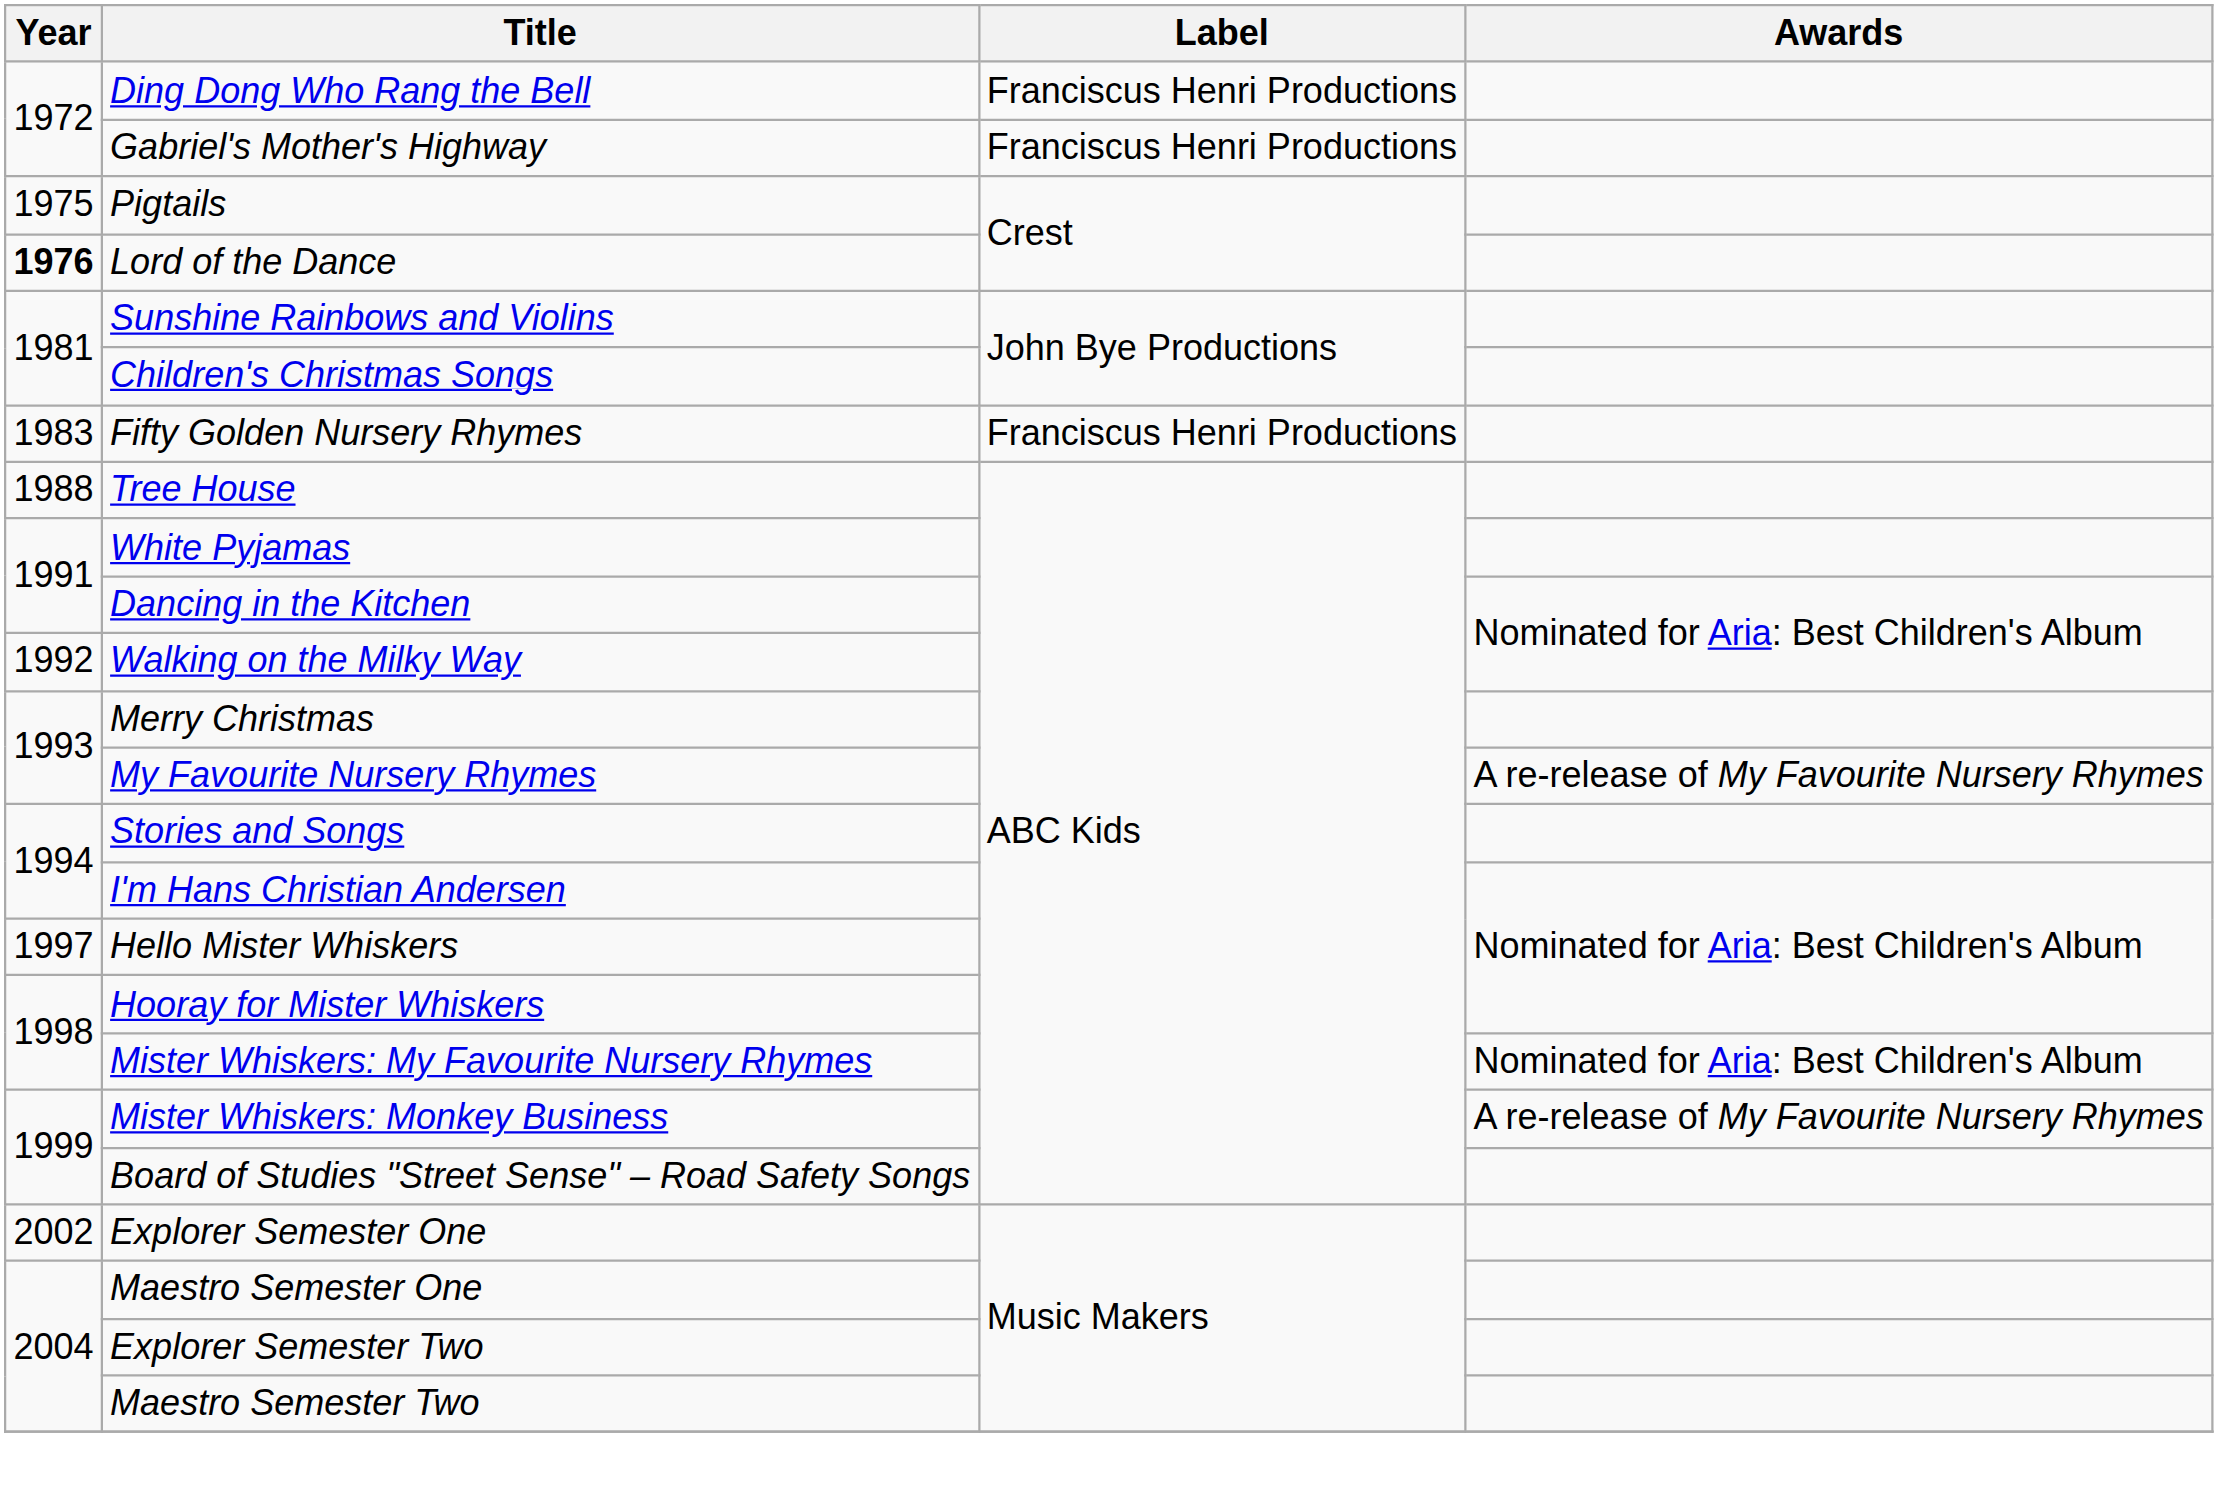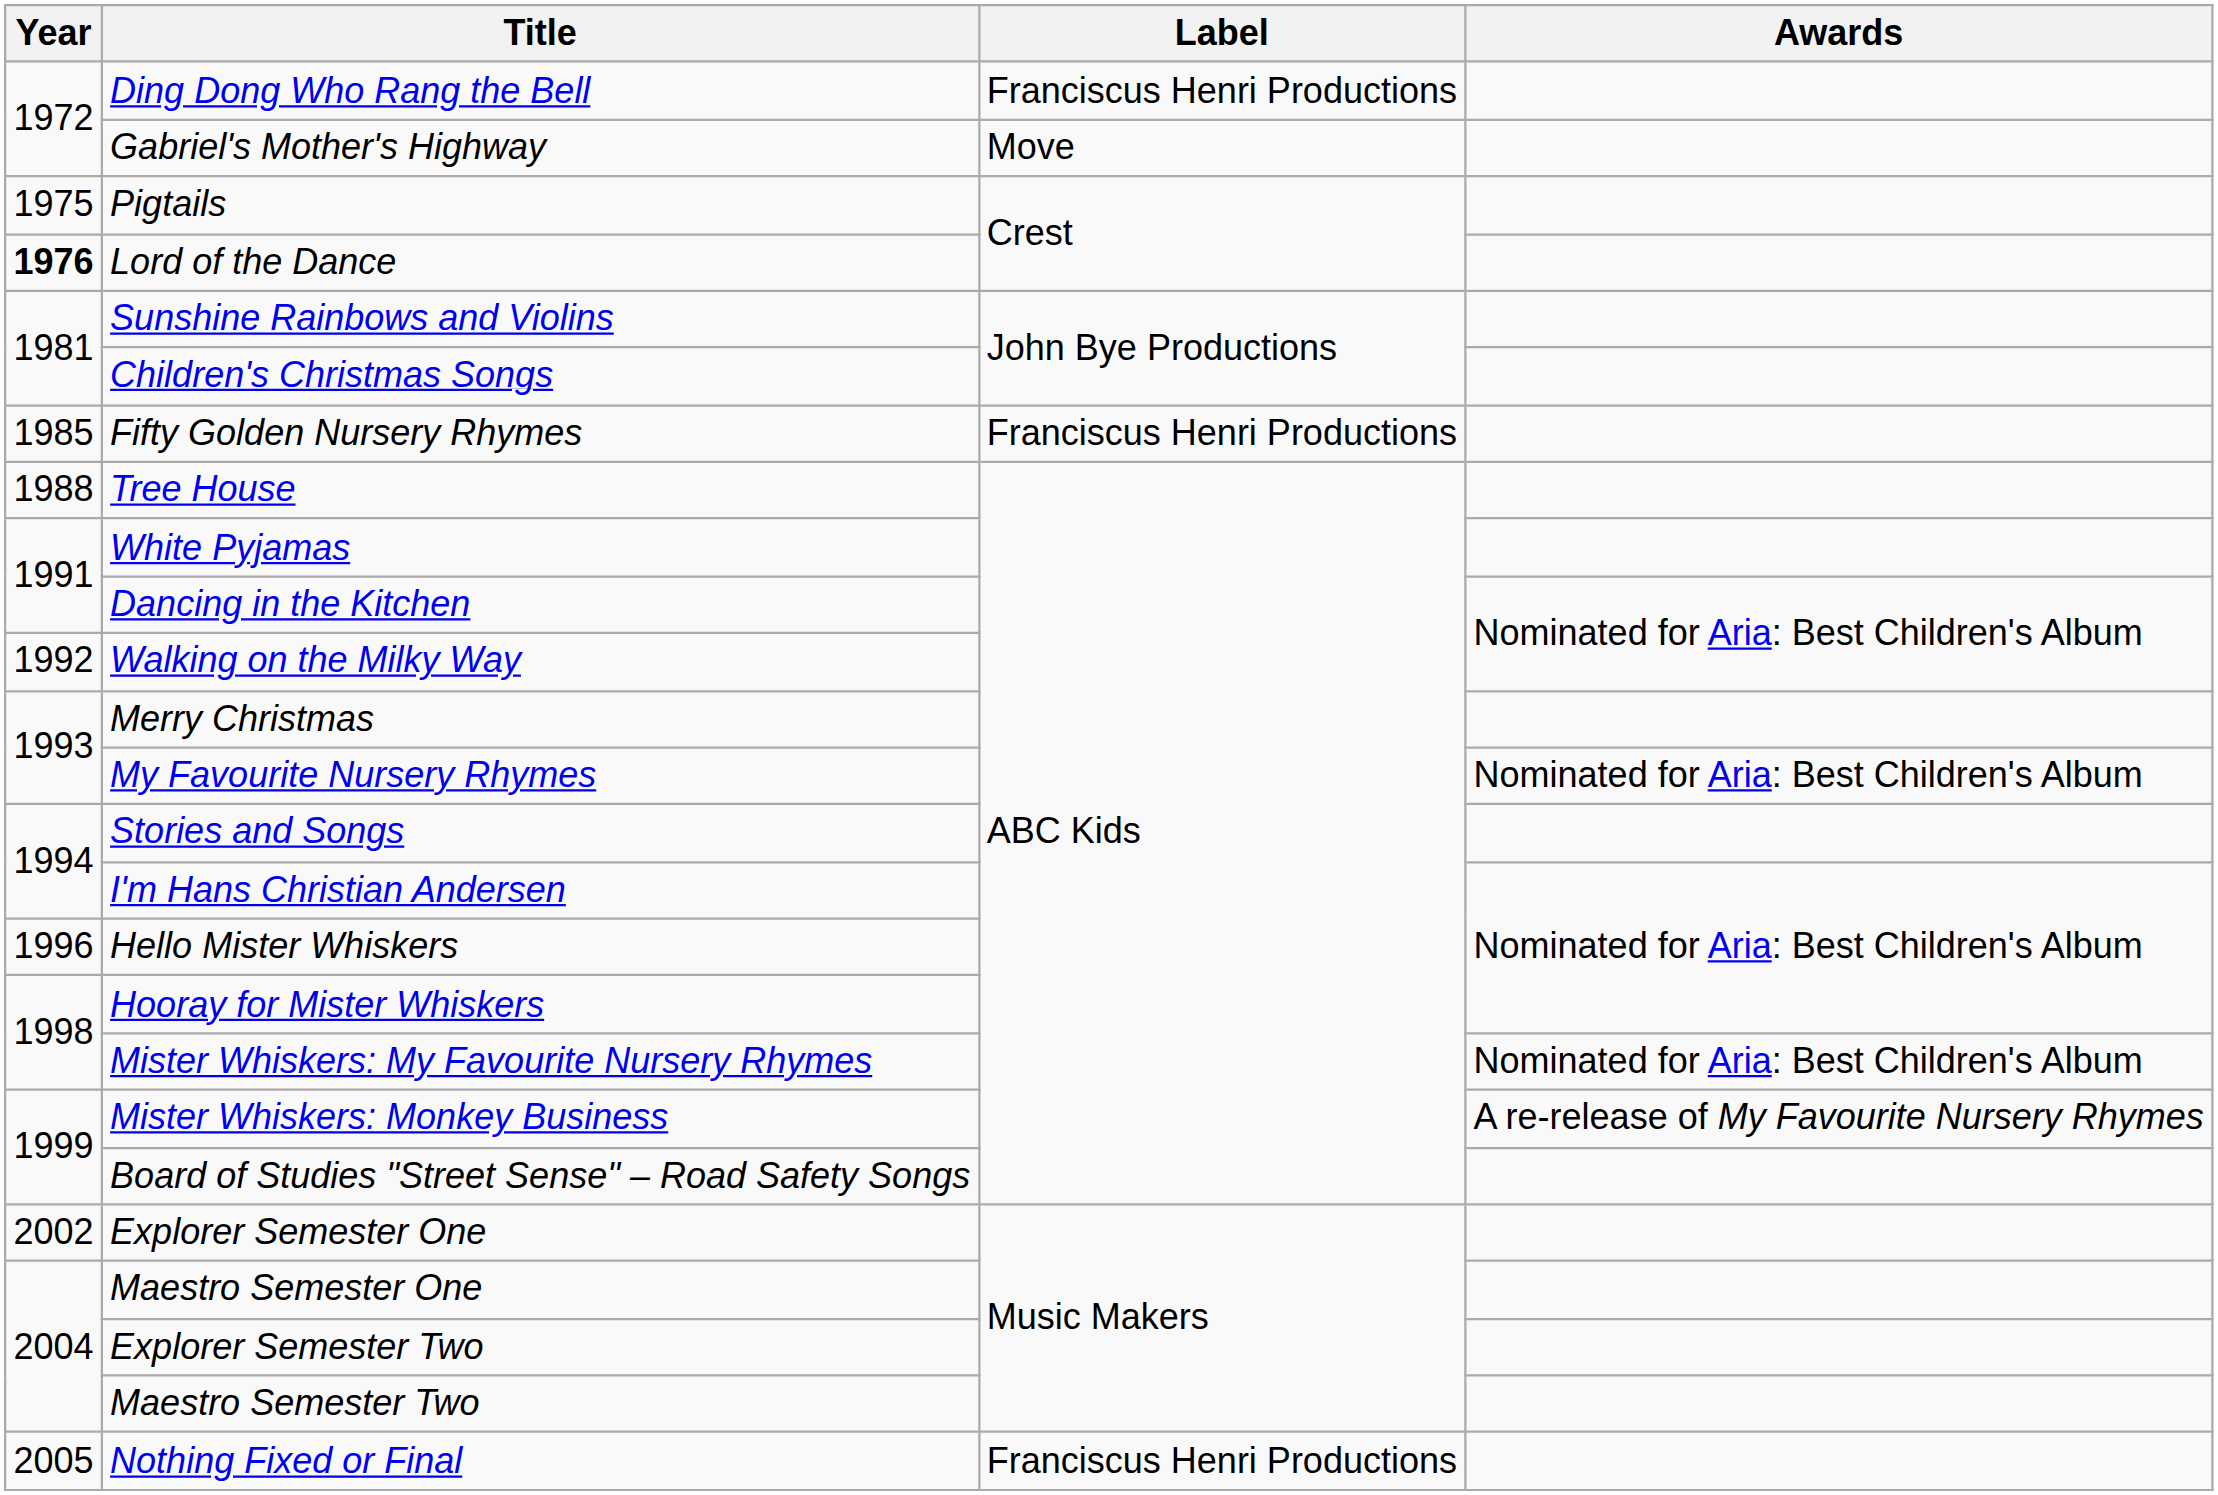(1222, 147) Franciscus Henri Productions -> (1031, 147) Move
(53, 432) 1983 -> (53, 432) 1985
(1839, 775) A re-release of My Favourite Nursery Rhymes -> (1808, 775) Nominated for Aria: Best Children's Album
(53, 946) 1997 -> (53, 946) 1996
+ row: (286, 1460)
